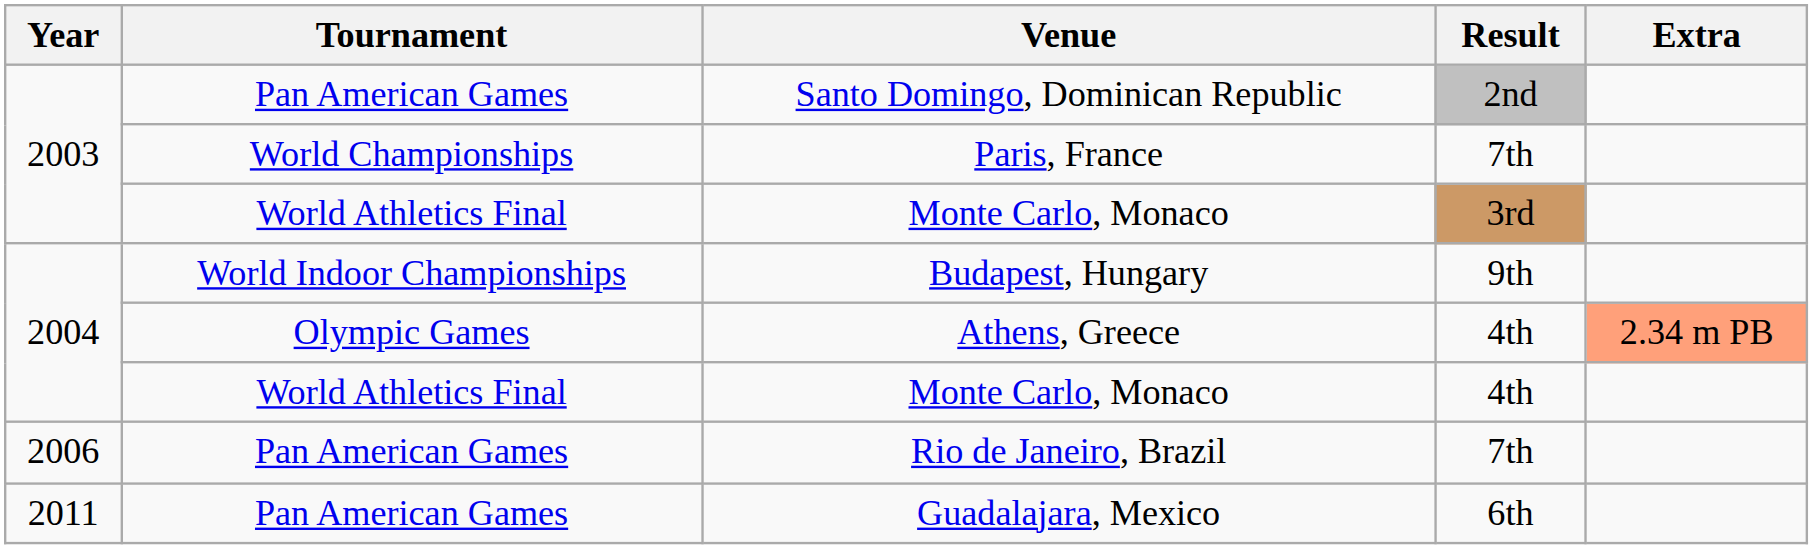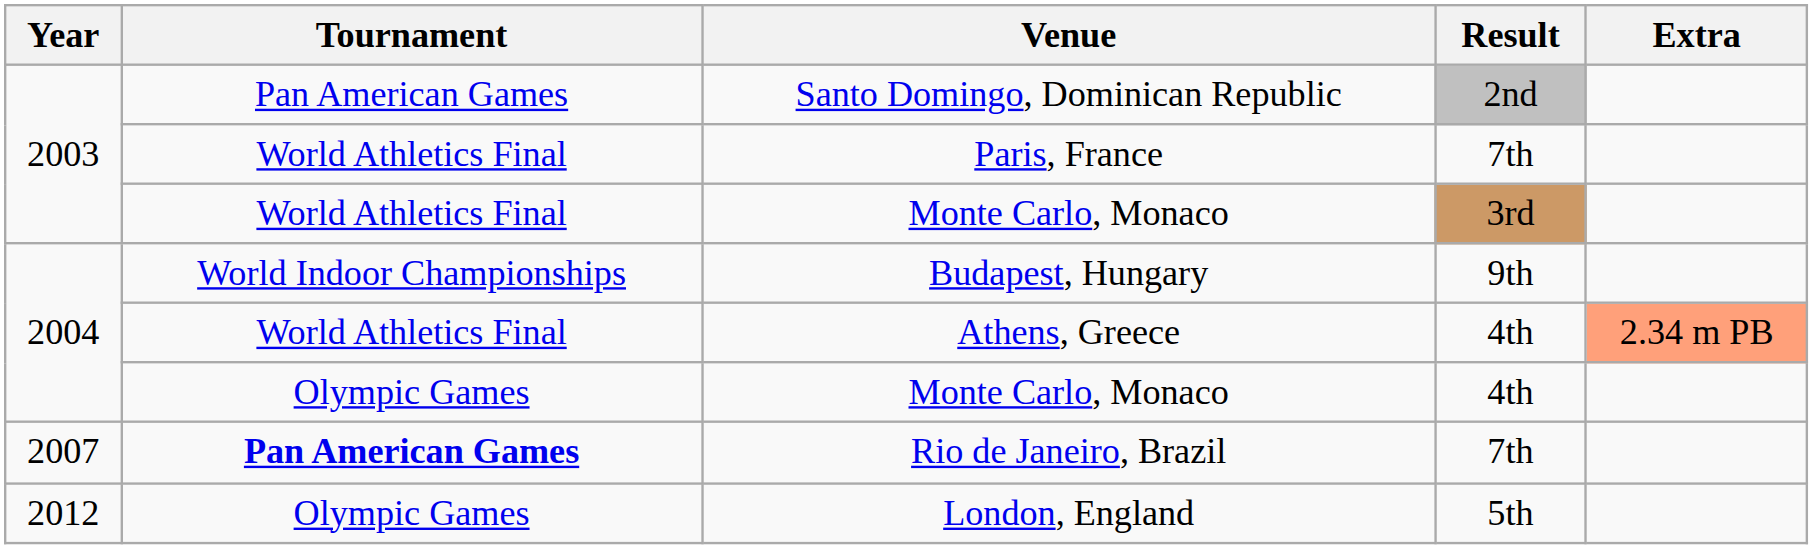(412, 153) World Championships -> (412, 153) World Athletics Final
(412, 332) Olympic Games -> (412, 332) World Athletics Final
(412, 392) World Athletics Final -> (412, 392) Olympic Games
(63, 452) 2006 -> (63, 452) 2007
(412, 452) normal -> (412, 452) bold
- row: (1069, 511)
+ row: (1069, 511)
